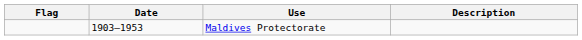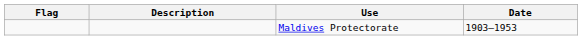columns swapped: (146, 12) <-> (484, 12)
